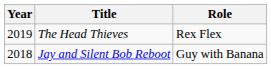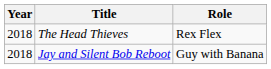(20, 34) 2019 -> (20, 34) 2018
